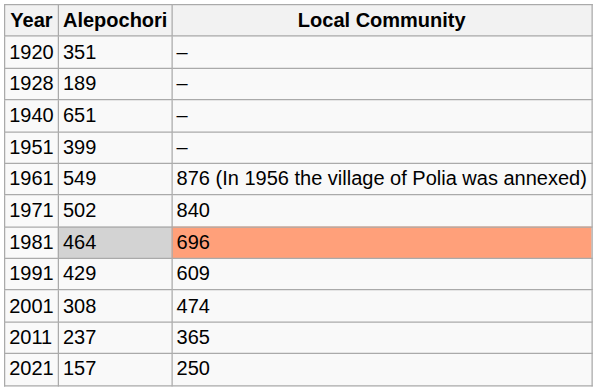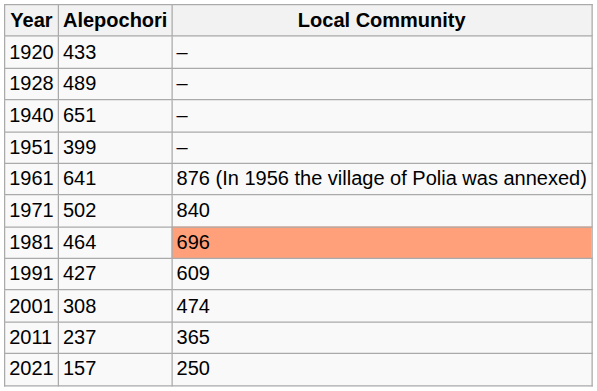(80, 52) 351 -> (80, 52) 433
(80, 83) 189 -> (80, 83) 489
(80, 178) 549 -> (80, 178) 641
(80, 242) lightgrey background -> (80, 242) no background
(80, 274) 429 -> (80, 274) 427
